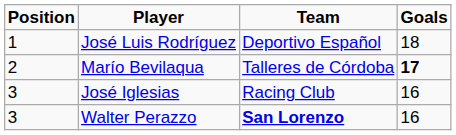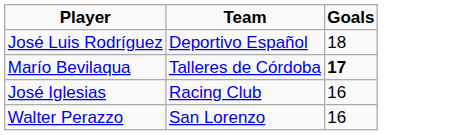- column: (41, 17)
(293, 117) bold -> (217, 117) normal
